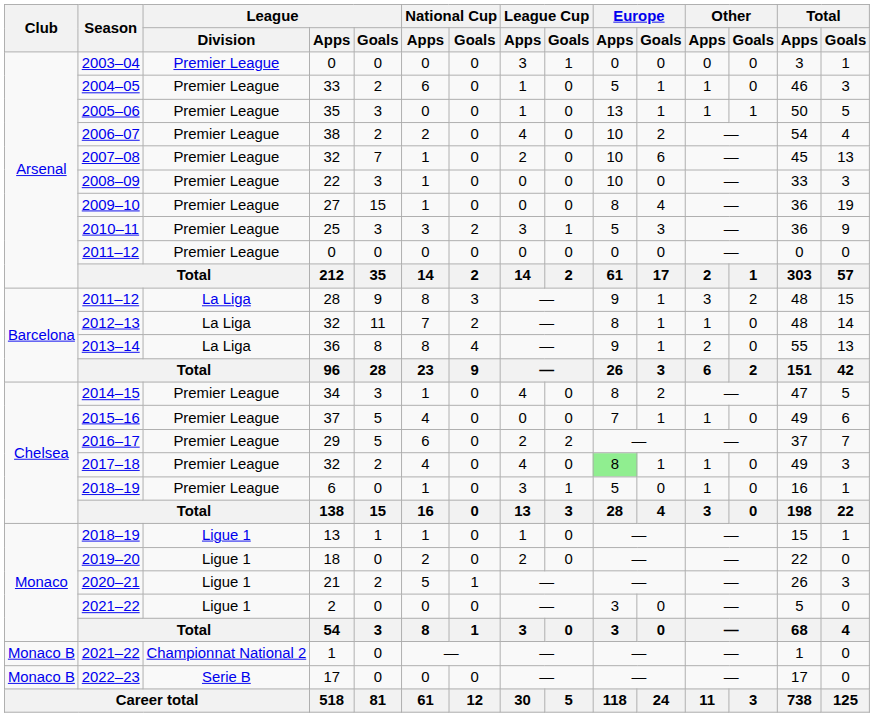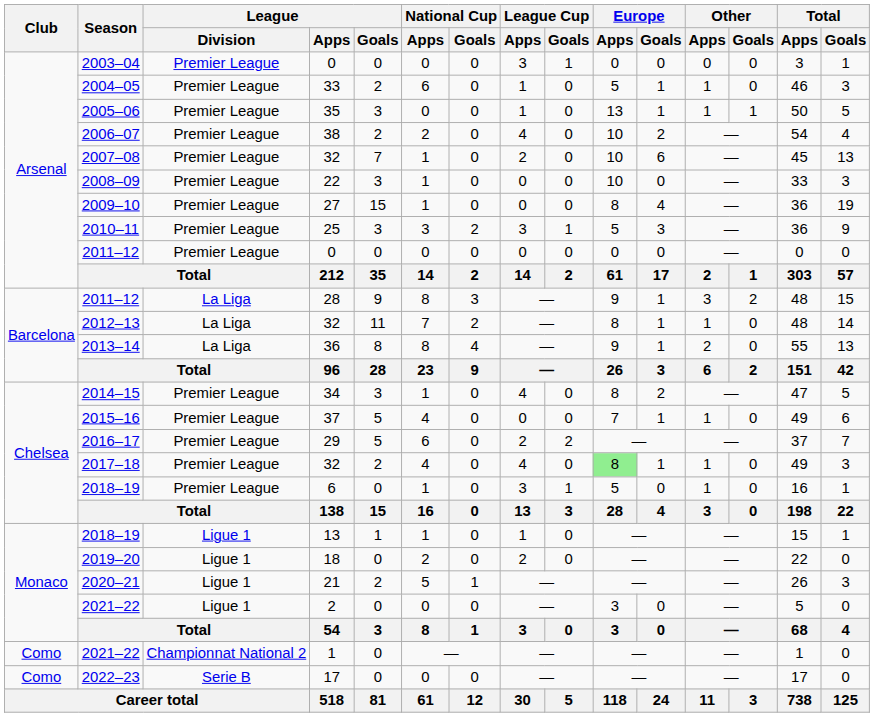(41, 653) Monaco B -> (41, 653) Como
(41, 677) Monaco B -> (41, 677) Como
